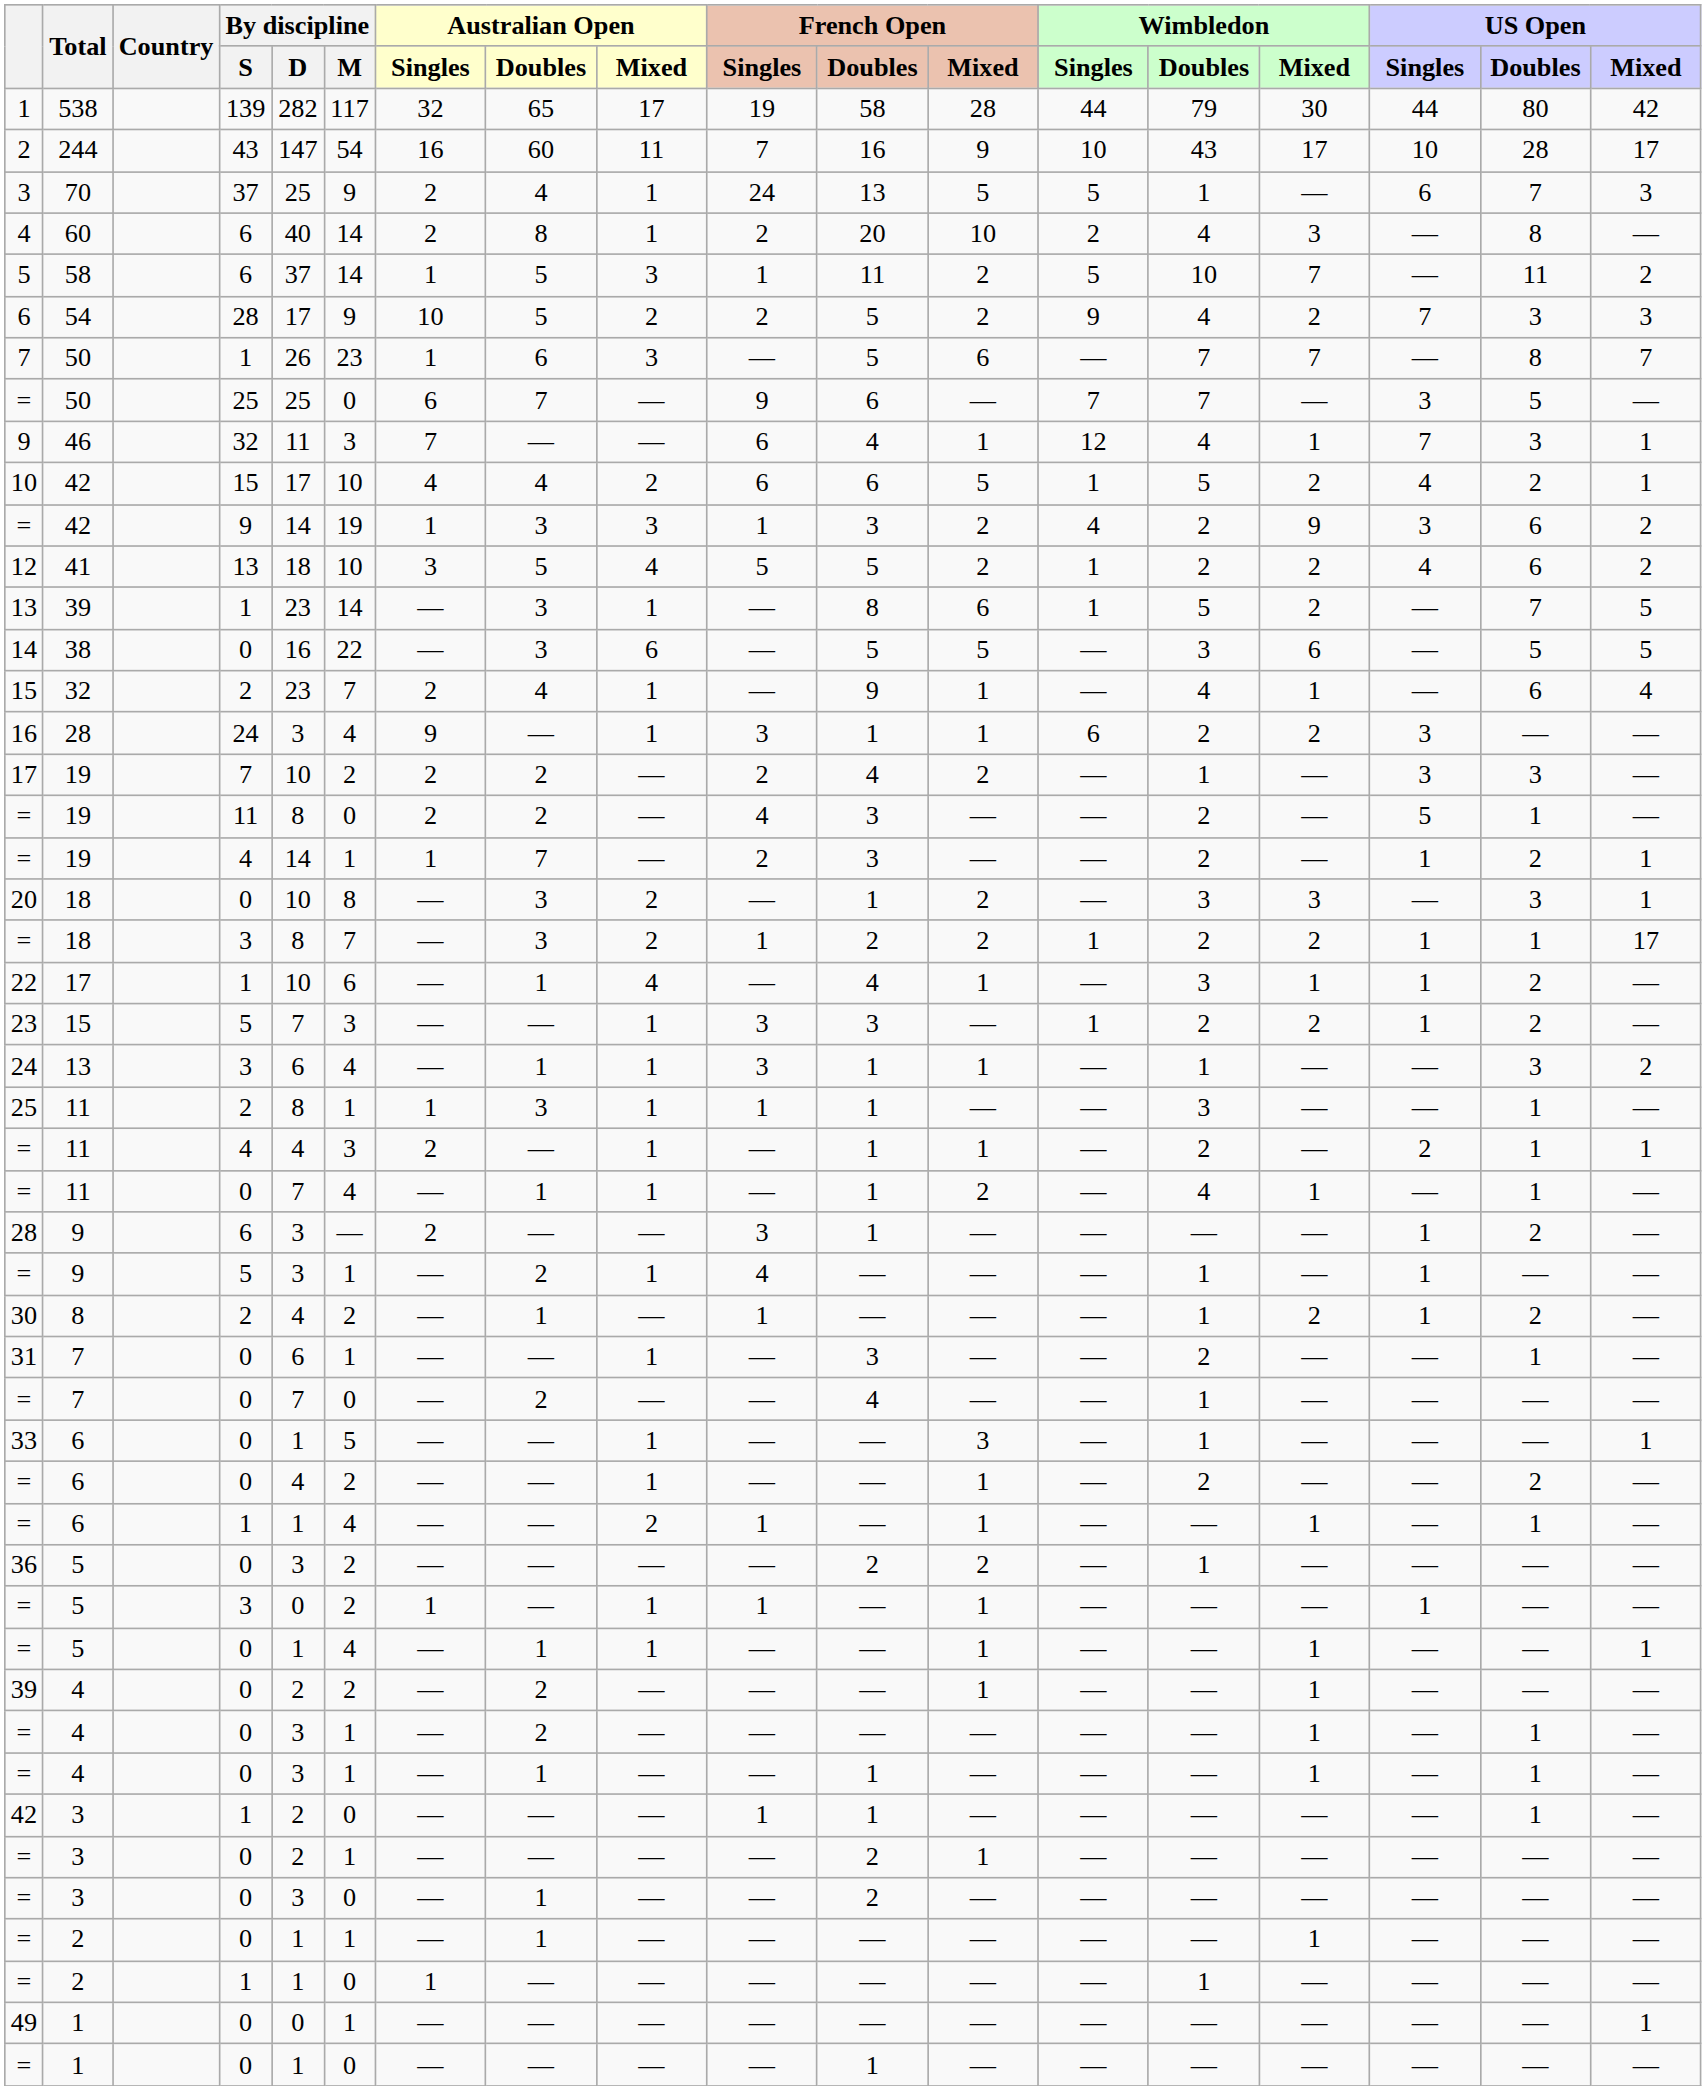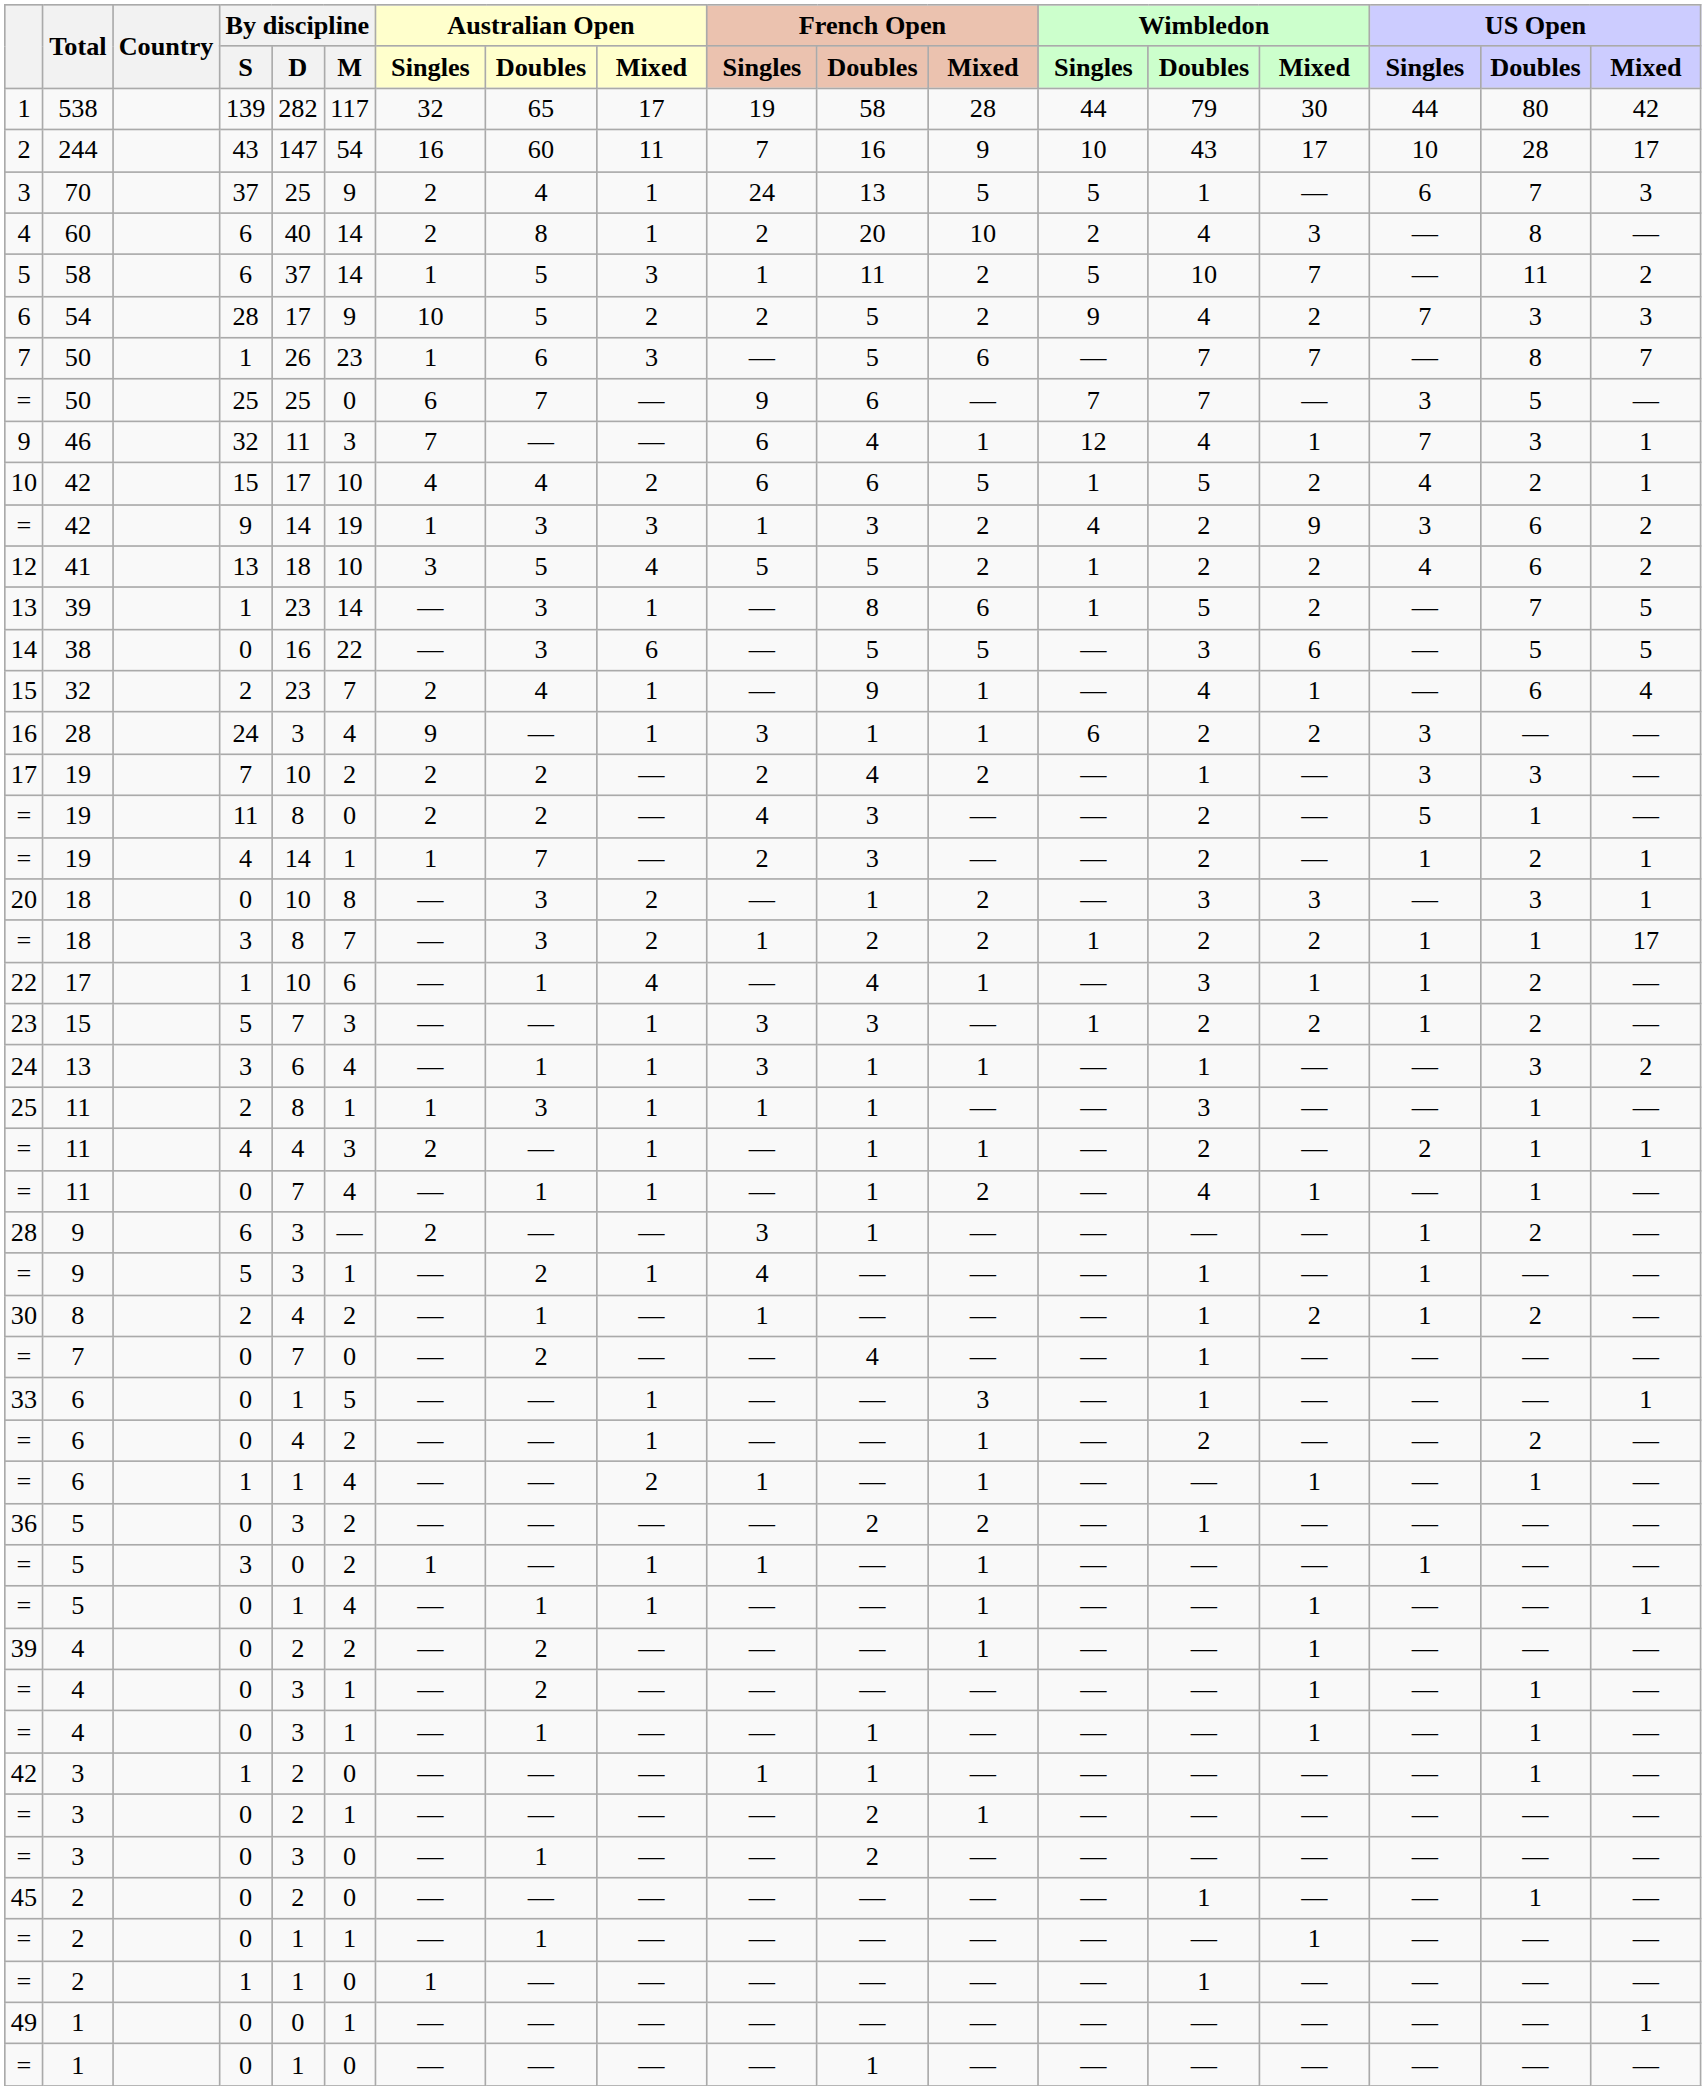- row: (24, 1356)
+ row: (24, 1897)
